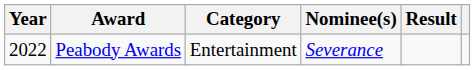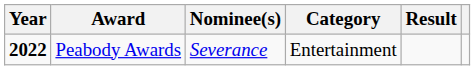columns swapped: (243, 19) <-> (351, 19)
(28, 49) normal -> (28, 49) bold
